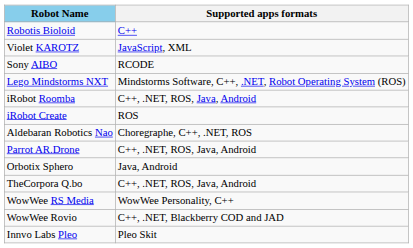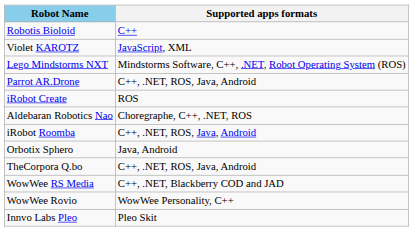- row: (32, 64)
rows swapped: (41, 98) <-> (43, 149)
(176, 200) WowWee Personality, C++ -> (201, 183) C++, .NET, Blackberry COD and JAD
(201, 217) C++, .NET, Blackberry COD and JAD -> (176, 200) WowWee Personality, C++
